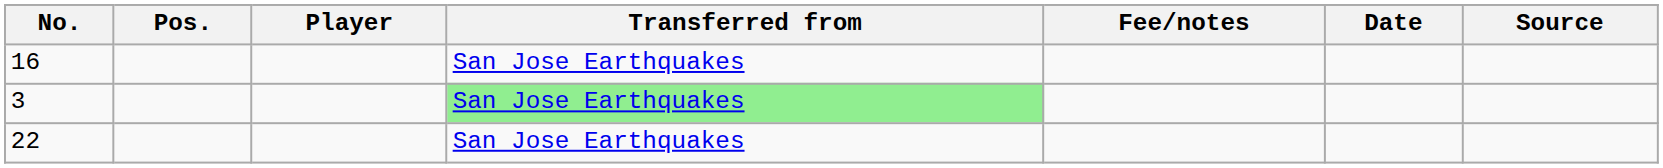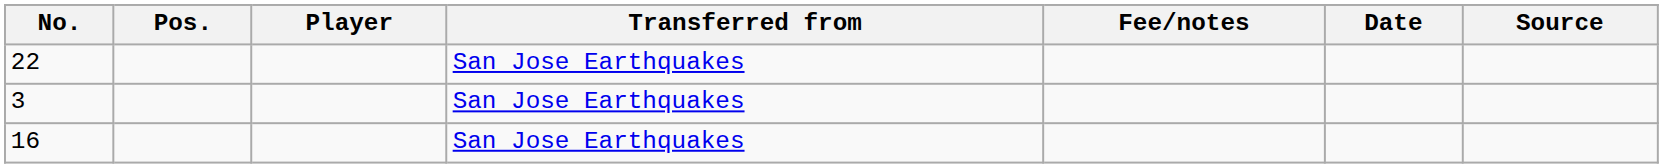rows swapped: (25, 64) <-> (25, 143)
(599, 104) lightgreen background -> (599, 104) no background
